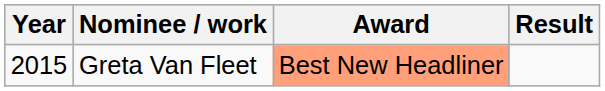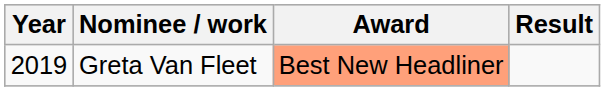(39, 65) 2015 -> (39, 65) 2019
